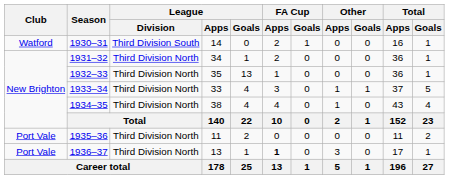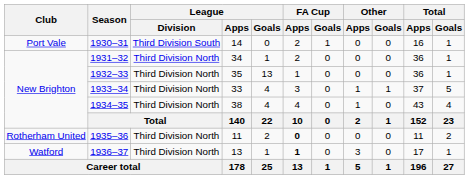(36, 43) Watford -> (46, 43) Port Vale
(36, 136) Port Vale -> (46, 136) Rotherham United
(277, 136) normal -> (297, 136) bold
(36, 151) Port Vale -> (46, 151) Watford
